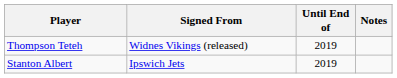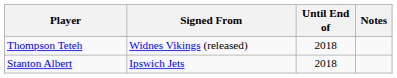(326, 45) 2019 -> (326, 45) 2018
(326, 64) 2019 -> (326, 64) 2018
